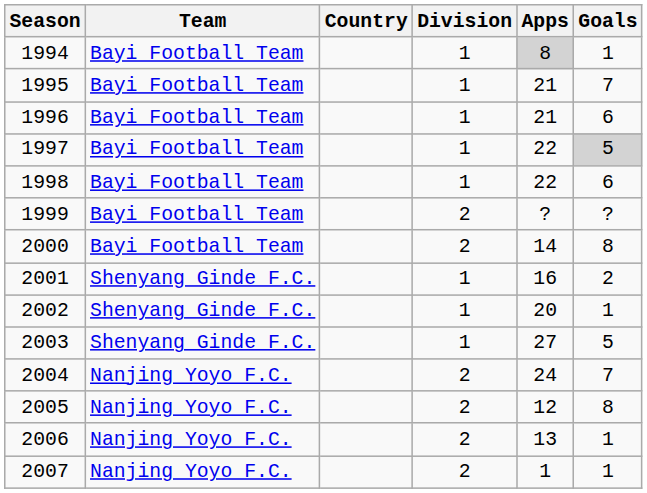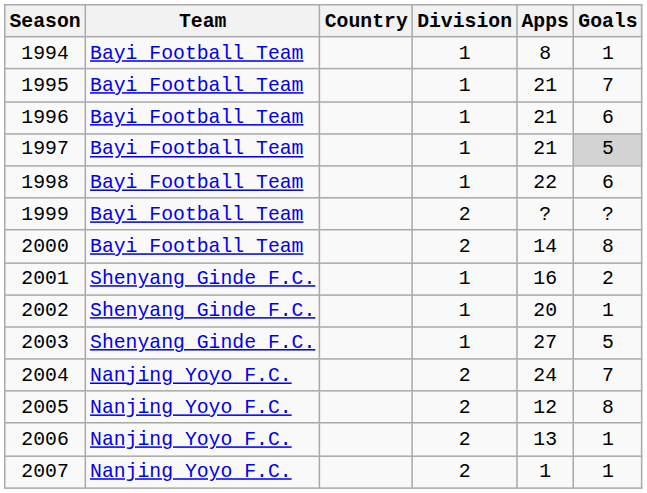(545, 53) lightgrey background -> (545, 53) no background
(545, 150) 22 -> (545, 150) 21
